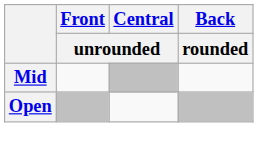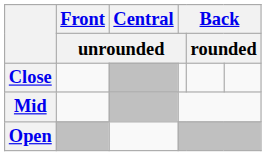+ row: (30, 77)
